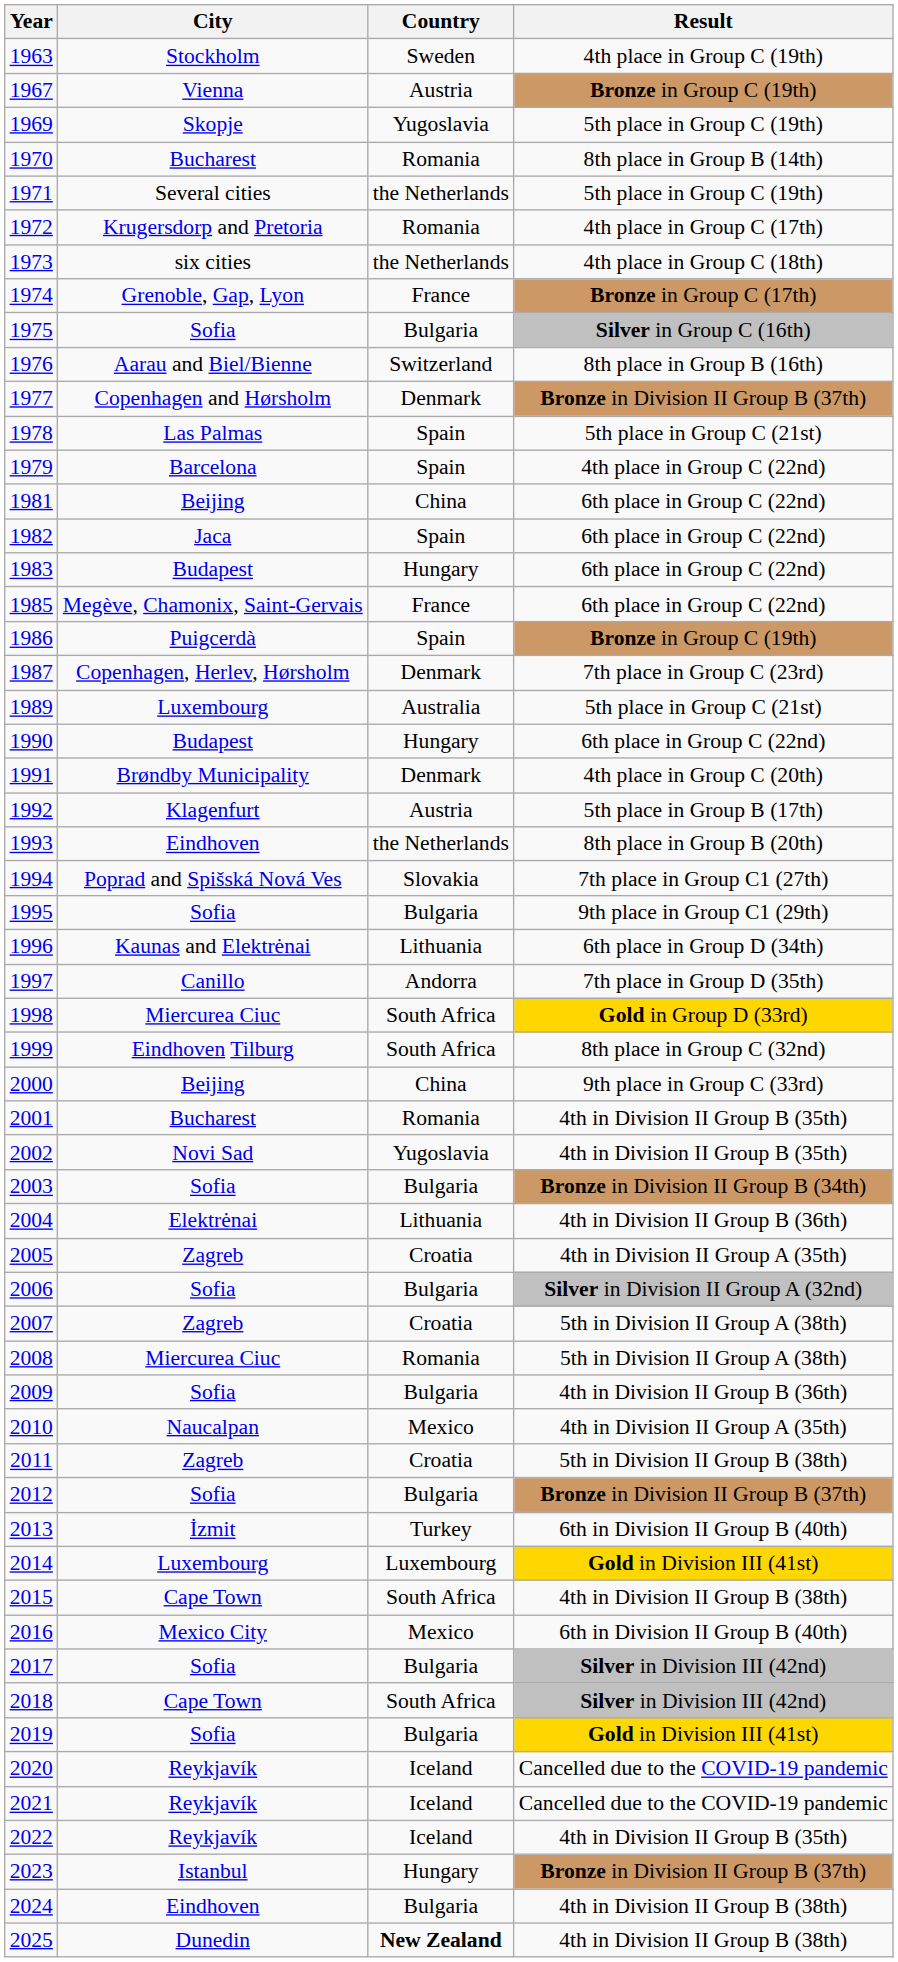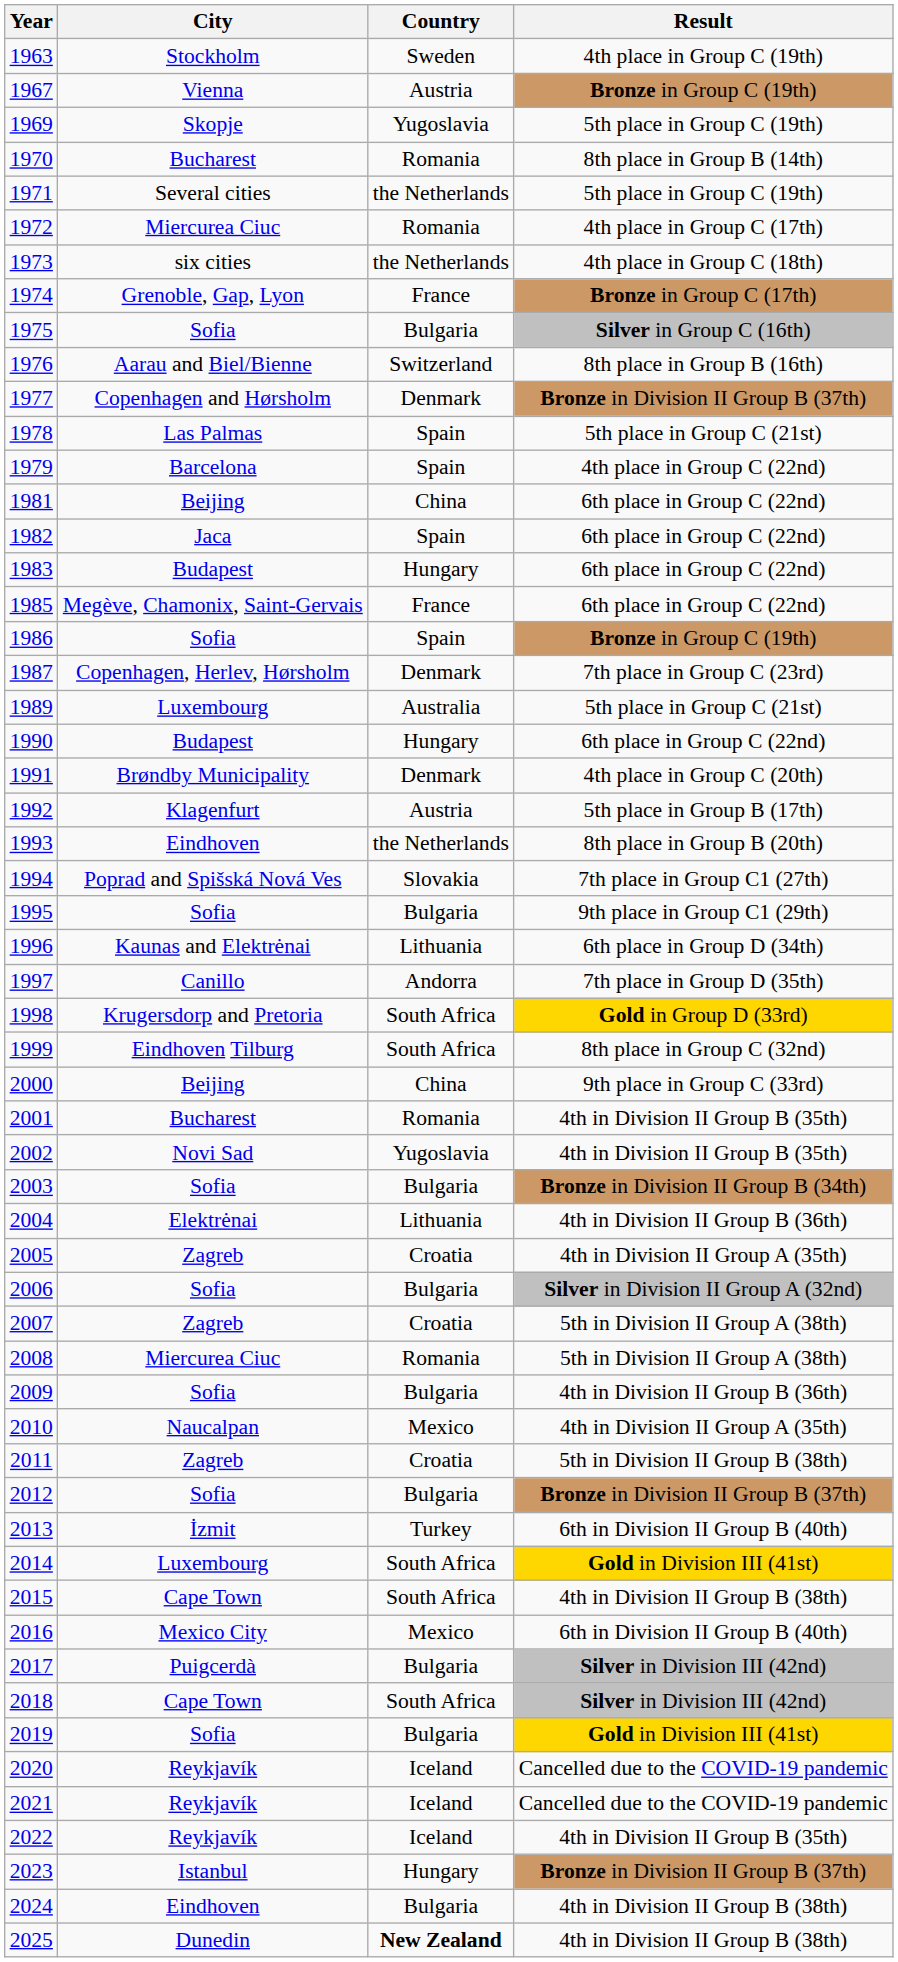(213, 227) Krugersdorp and Pretoria -> (213, 227) Miercurea Ciuc
(213, 638) Puigcerdà -> (213, 638) Sofia
(213, 1015) Miercurea Ciuc -> (213, 1015) Krugersdorp and Pretoria
(441, 1563) Luxembourg -> (441, 1563) South Africa
(213, 1665) Sofia -> (213, 1665) Puigcerdà
